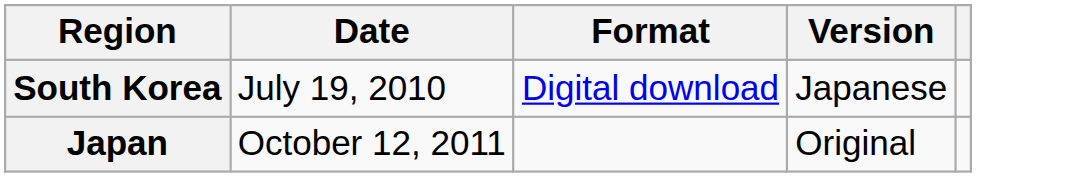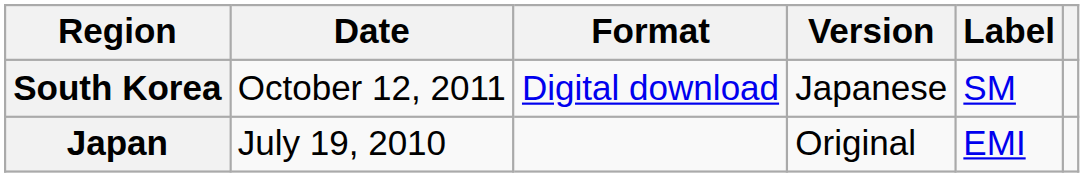+ column: (1009, 32)
(342, 87) July 19, 2010 -> (372, 87) October 12, 2011
(372, 143) October 12, 2011 -> (342, 143) July 19, 2010
